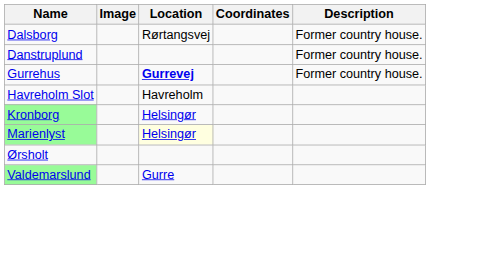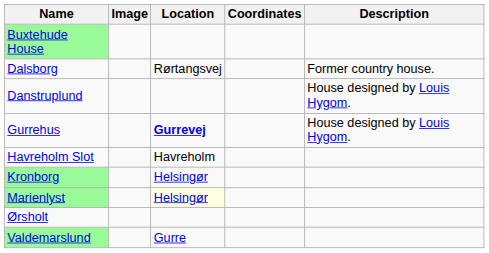+ row: (38, 41)
(359, 54) Former country house. -> (378, 95) House designed by Louis Hygom.
(359, 74) Former country house. -> (378, 130) House designed by Louis Hygom.
